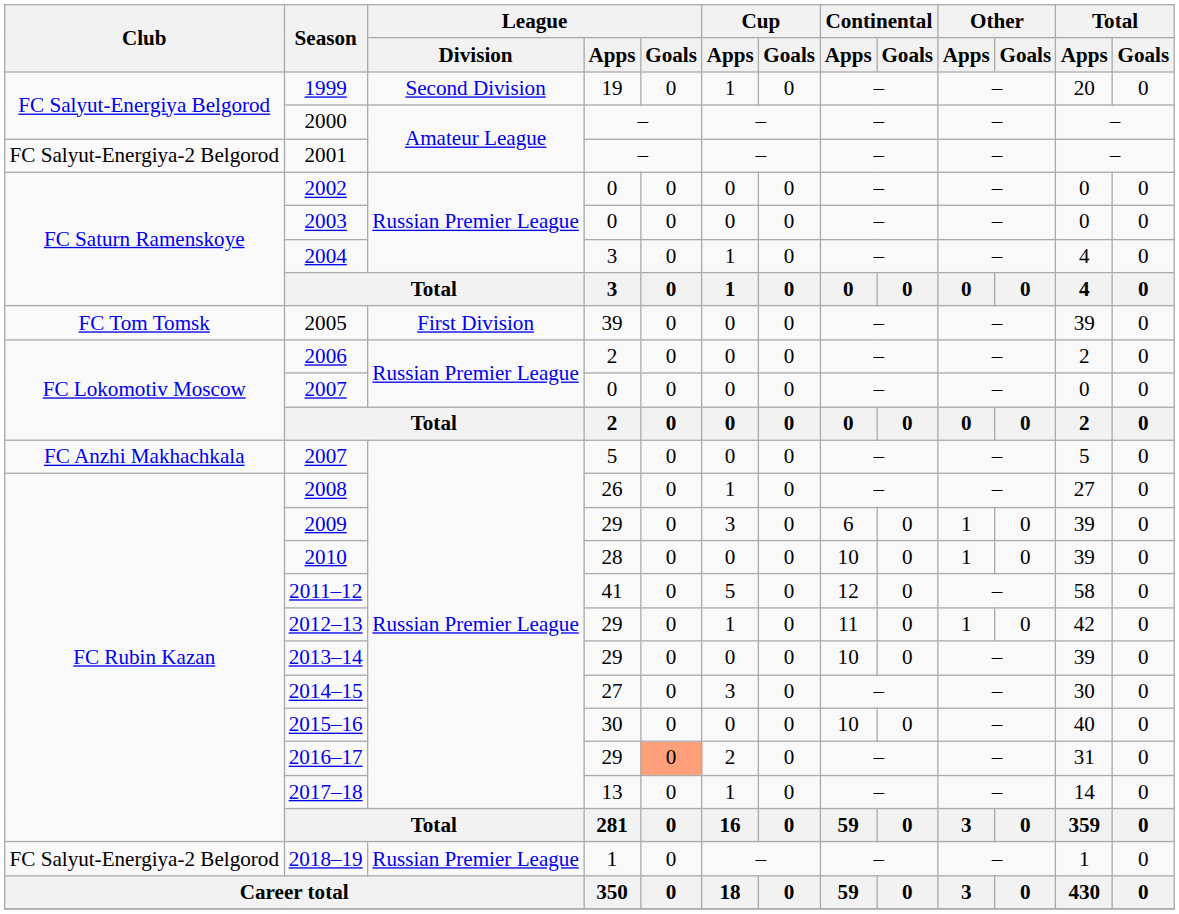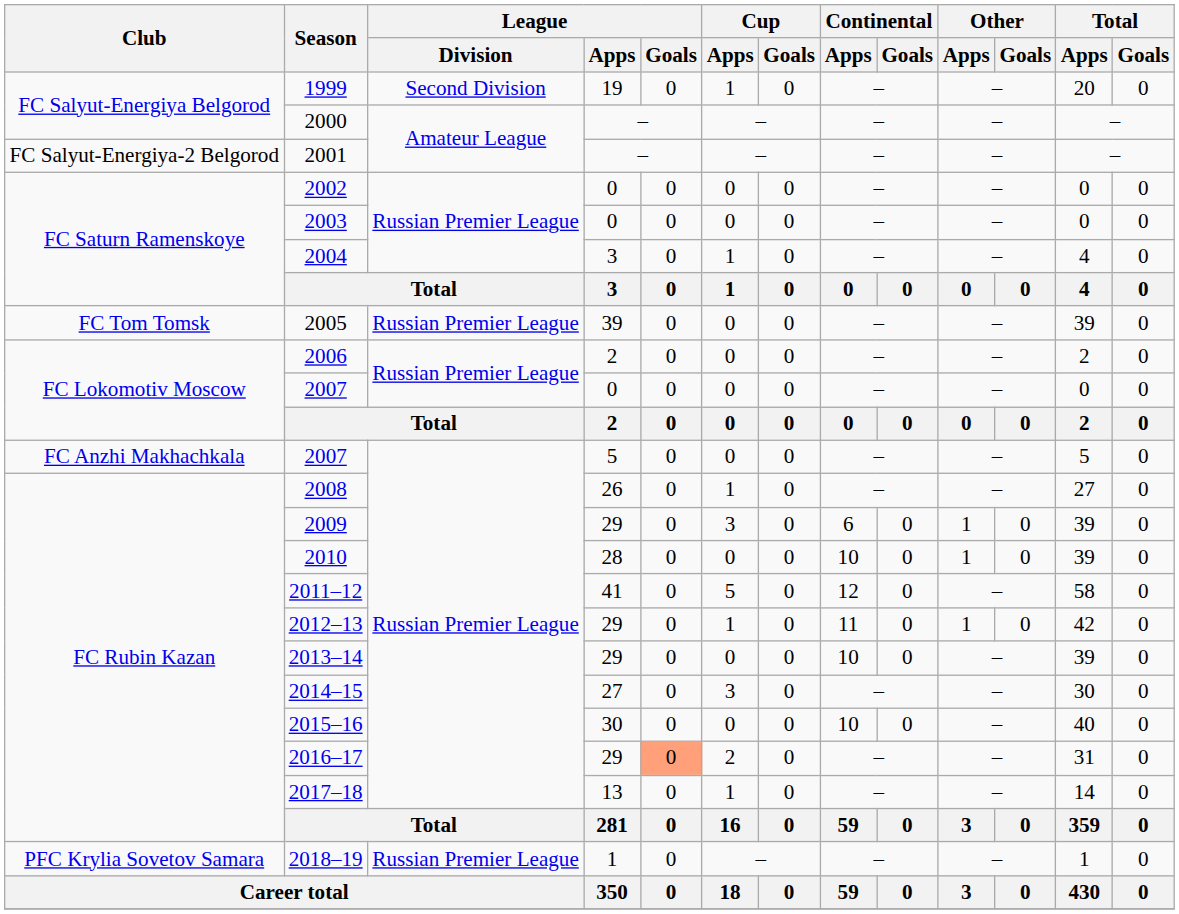(476, 322) First Division -> (476, 322) Russian Premier League
(144, 858) FC Salyut-Energiya-2 Belgorod -> (144, 858) PFC Krylia Sovetov Samara
